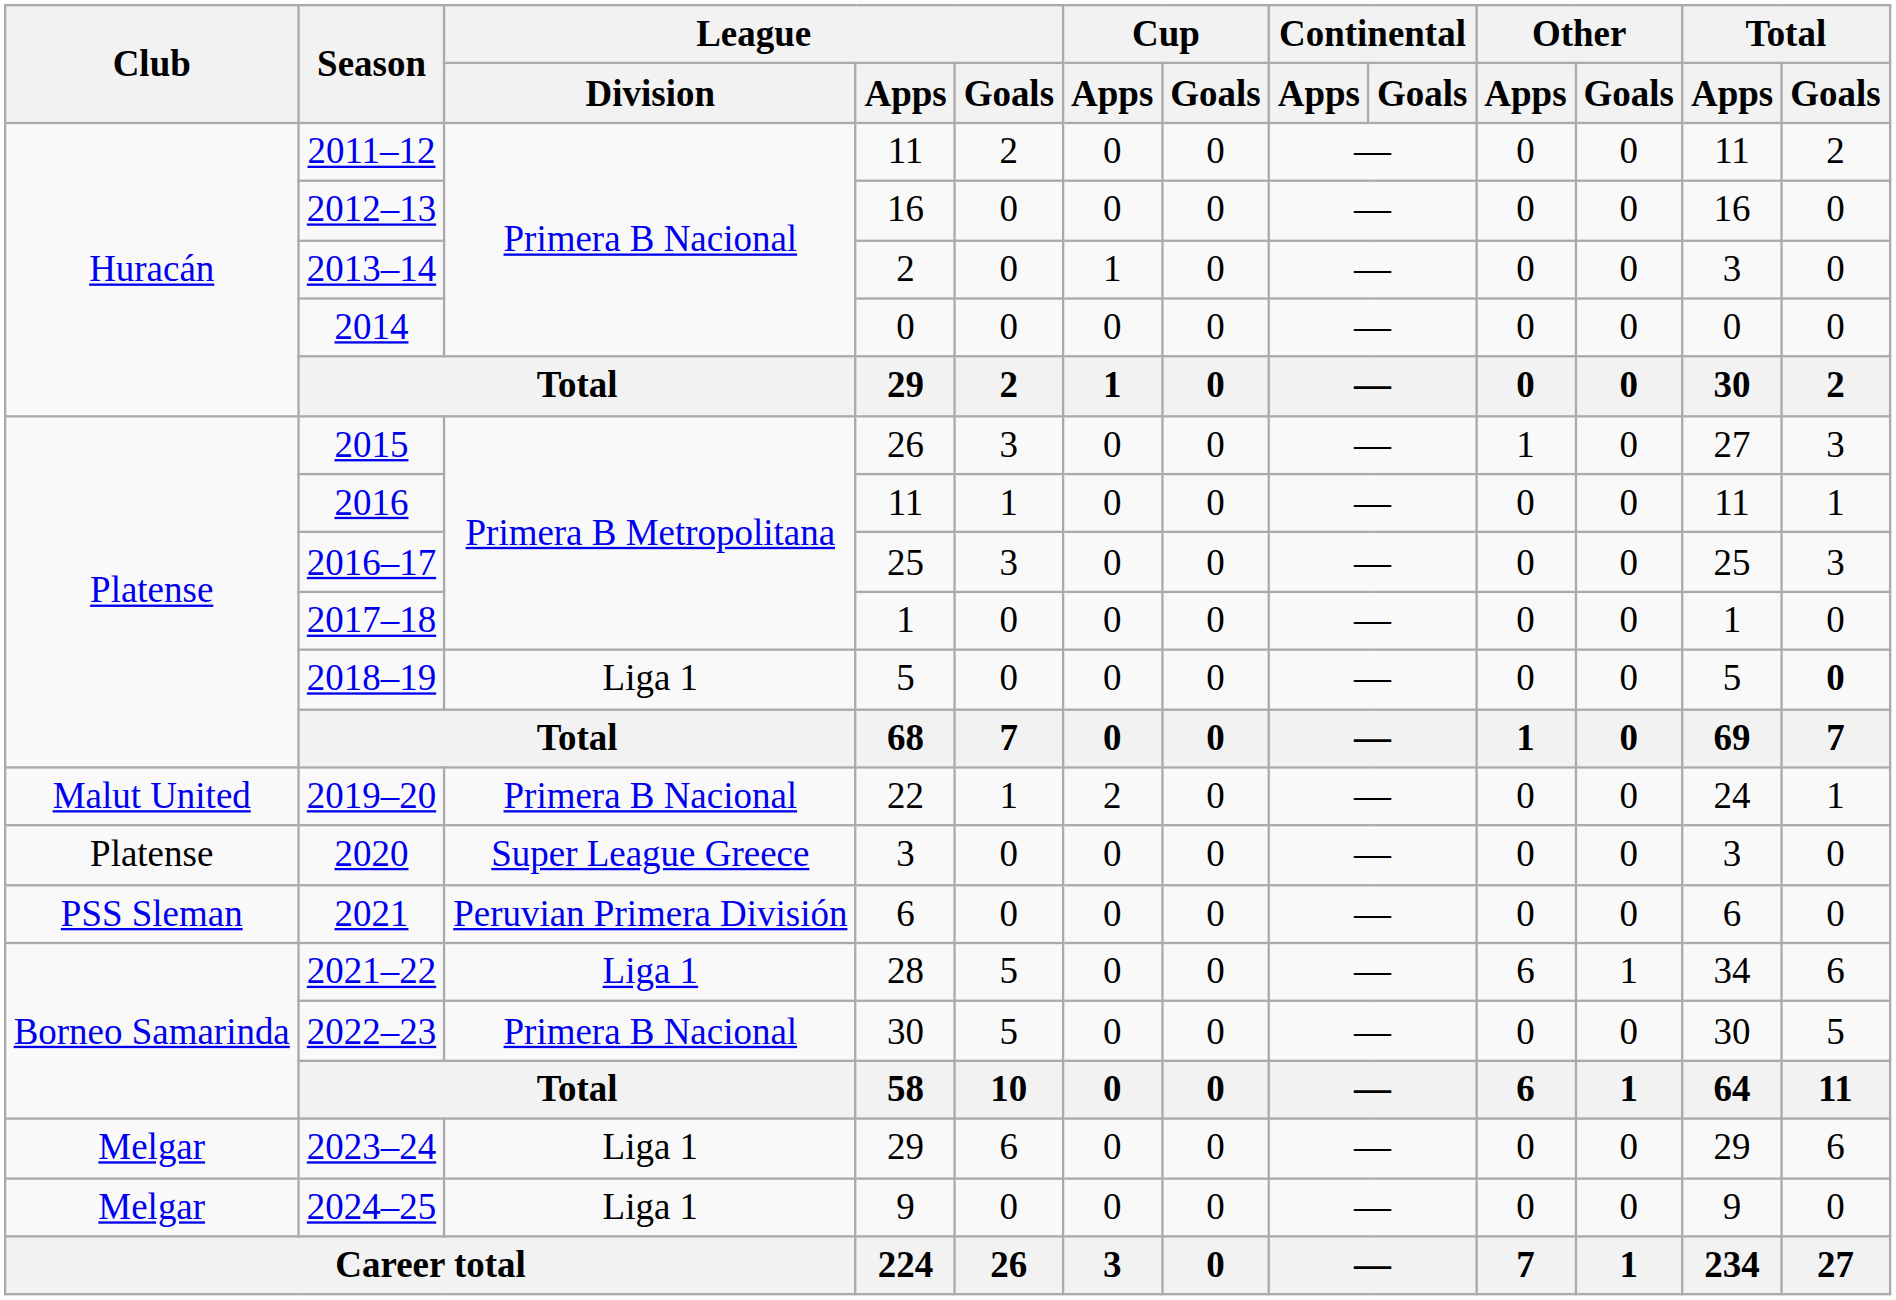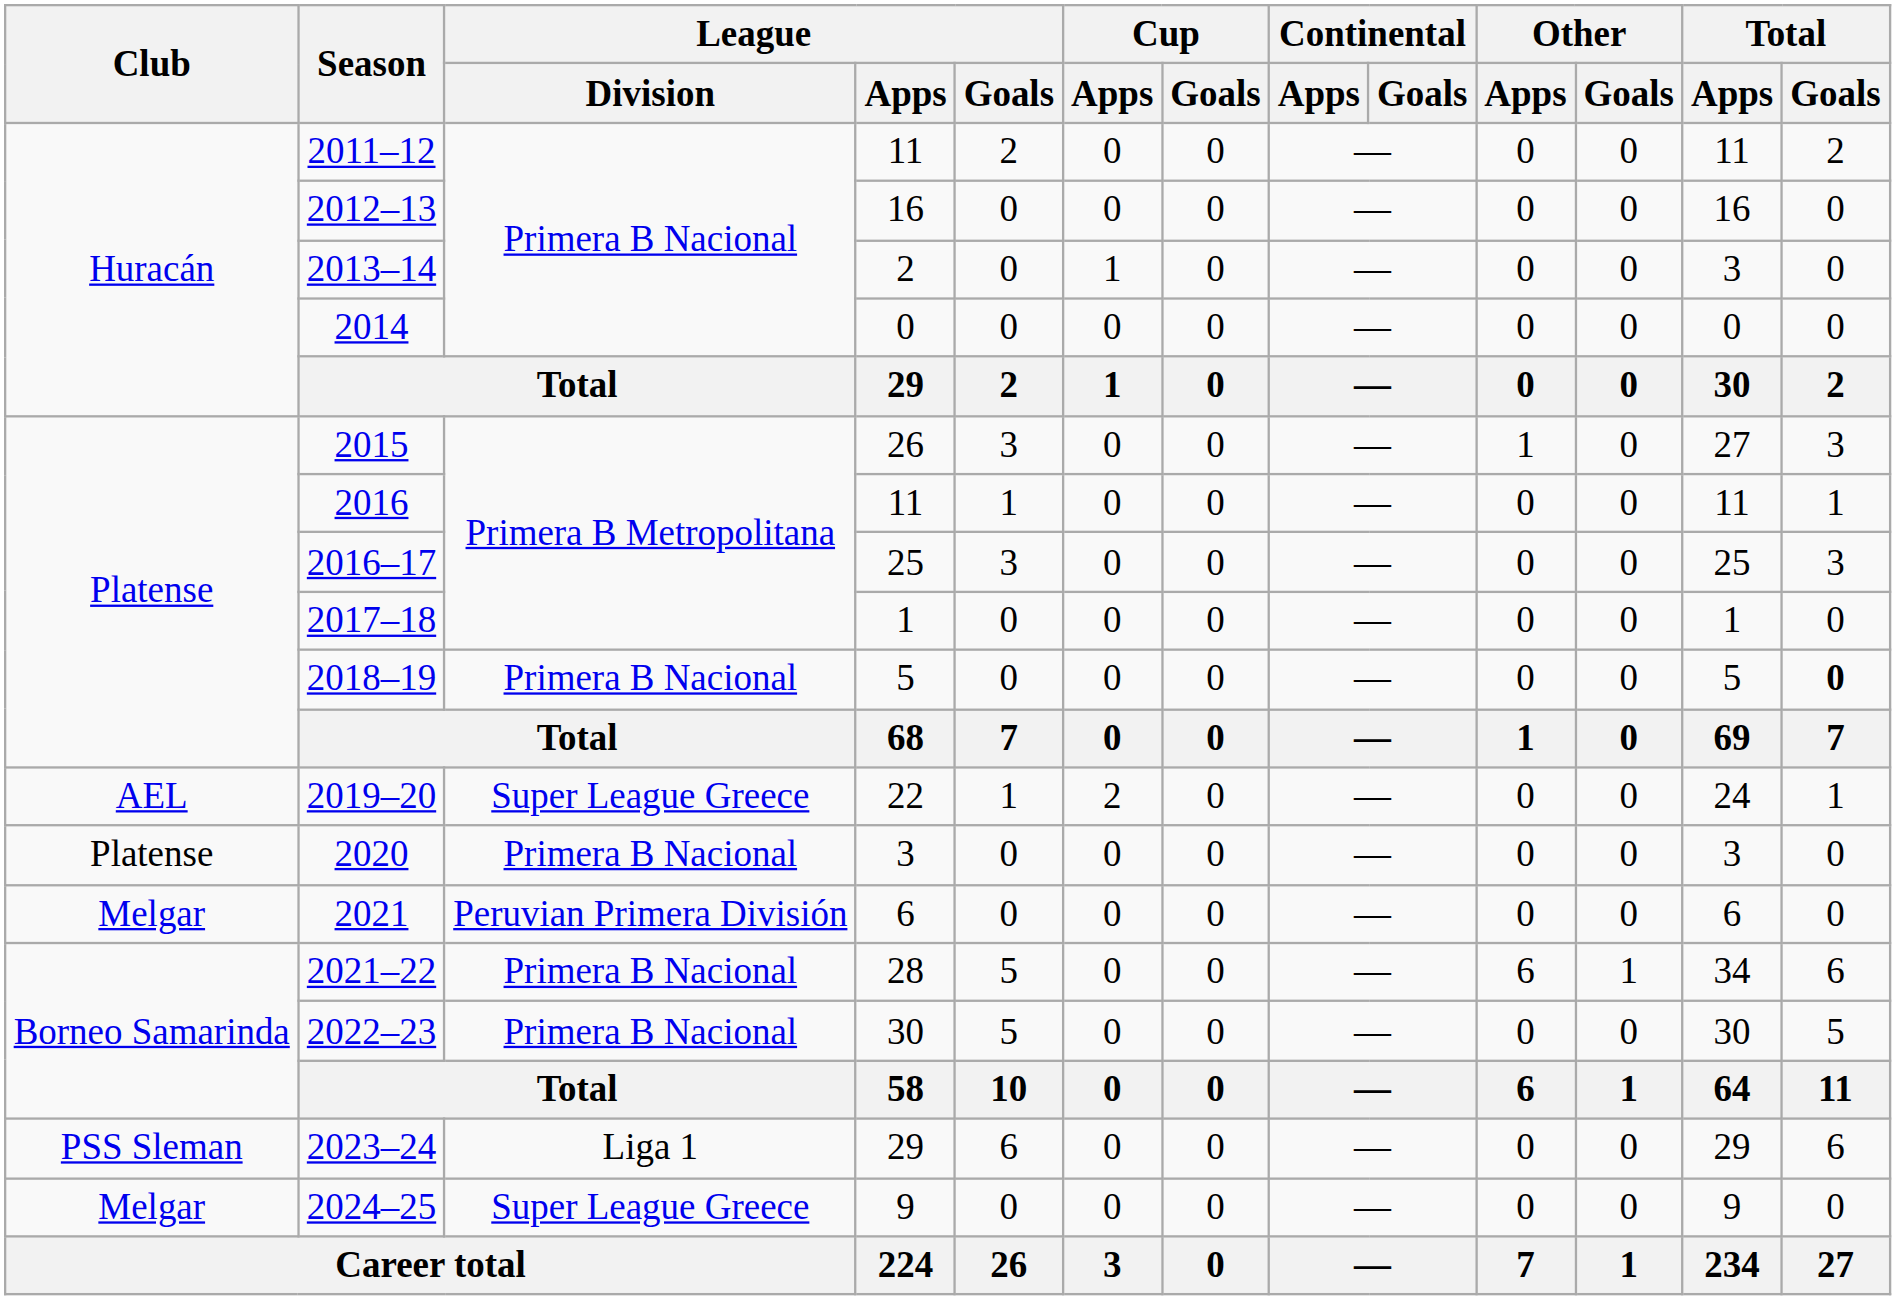(650, 678) Liga 1 -> (650, 678) Primera B Nacional
(152, 795) Malut United -> (152, 795) AEL
(650, 795) Primera B Nacional -> (650, 795) Super League Greece
(650, 854) Super League Greece -> (650, 854) Primera B Nacional
(152, 913) PSS Sleman -> (152, 913) Melgar
(650, 971) Liga 1 -> (650, 971) Primera B Nacional
(152, 1147) Melgar -> (152, 1147) PSS Sleman
(650, 1206) Liga 1 -> (650, 1206) Super League Greece
